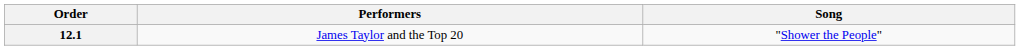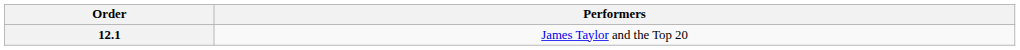- column: (829, 14)
